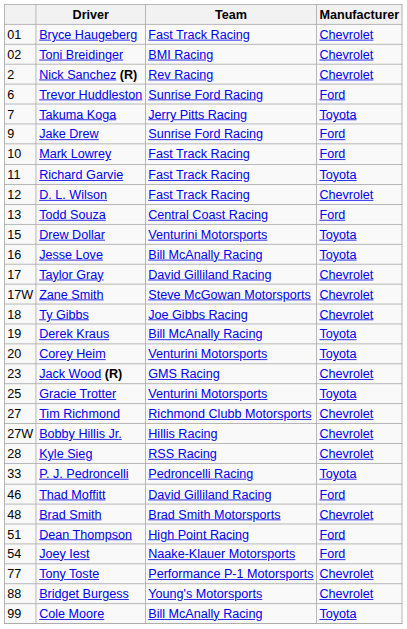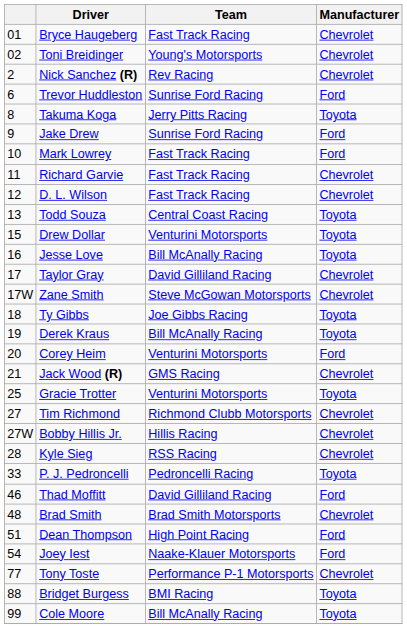(181, 55) BMI Racing -> (205, 55) Young's Motorsports
(11, 114) 7 -> (11, 114) 8
(338, 174) Toyota -> (346, 174) Chevrolet
(332, 214) Ford -> (338, 214) Toyota
(346, 314) Chevrolet -> (338, 314) Toyota
(338, 354) Toyota -> (332, 354) Ford
(14, 374) 23 -> (14, 374) 21
(205, 594) Young's Motorsports -> (181, 594) BMI Racing
(346, 594) Chevrolet -> (338, 594) Toyota
